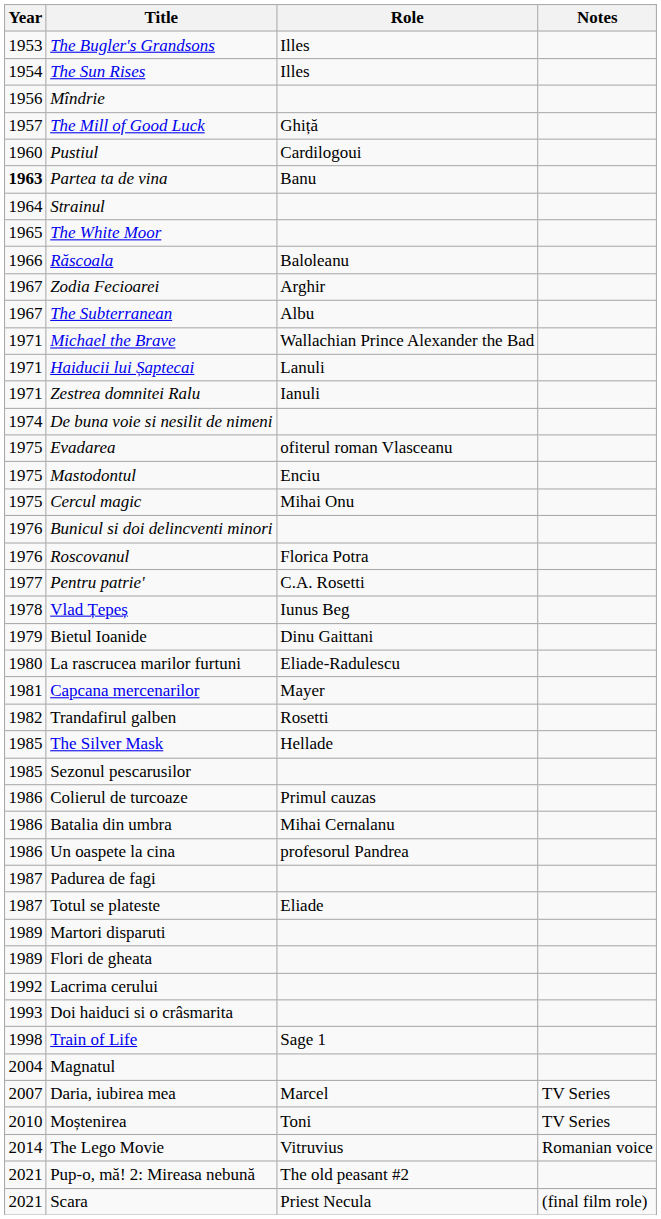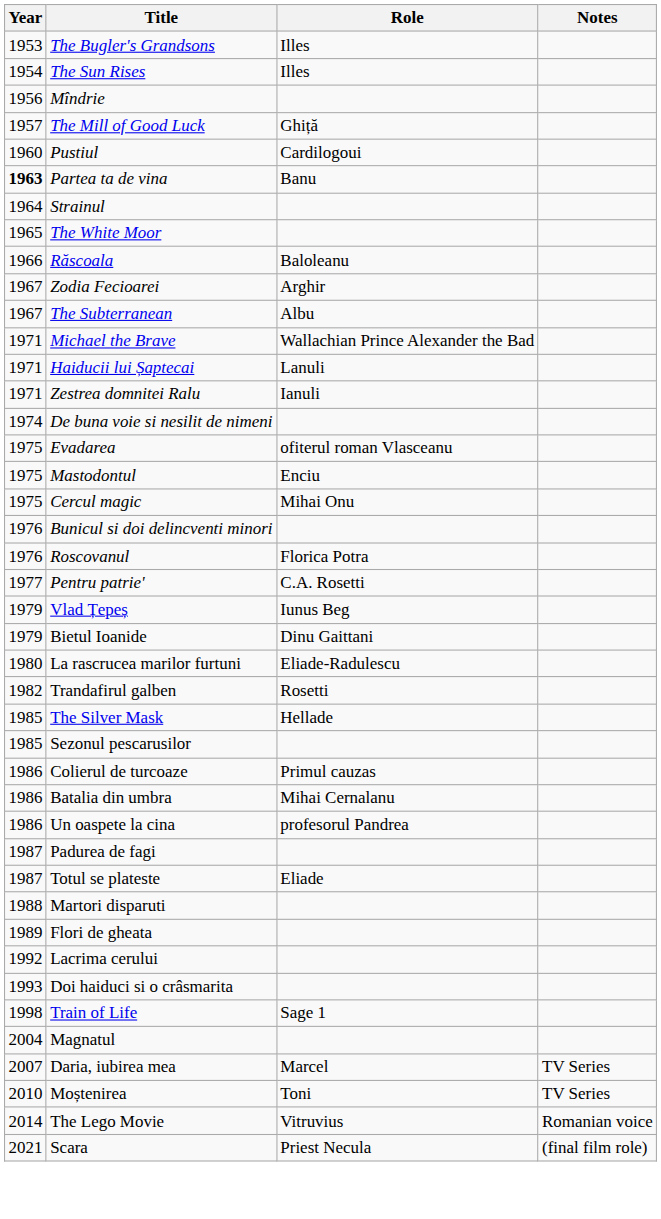(25, 609) 1978 -> (25, 609) 1979
- row: (125, 690)
(25, 932) 1989 -> (25, 905) 1988
- row: (153, 1174)
